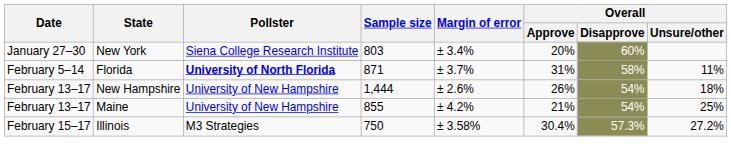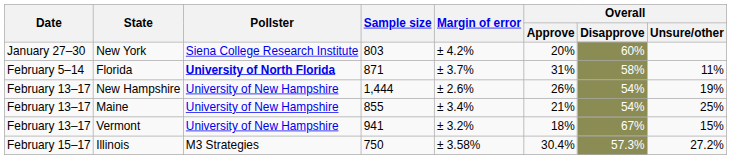(455, 51) ± 3.4% -> (455, 51) ± 4.2%
(712, 88) 18% -> (712, 88) 19%
(455, 107) ± 4.2% -> (455, 107) ± 3.4%
+ row: (118, 126)
